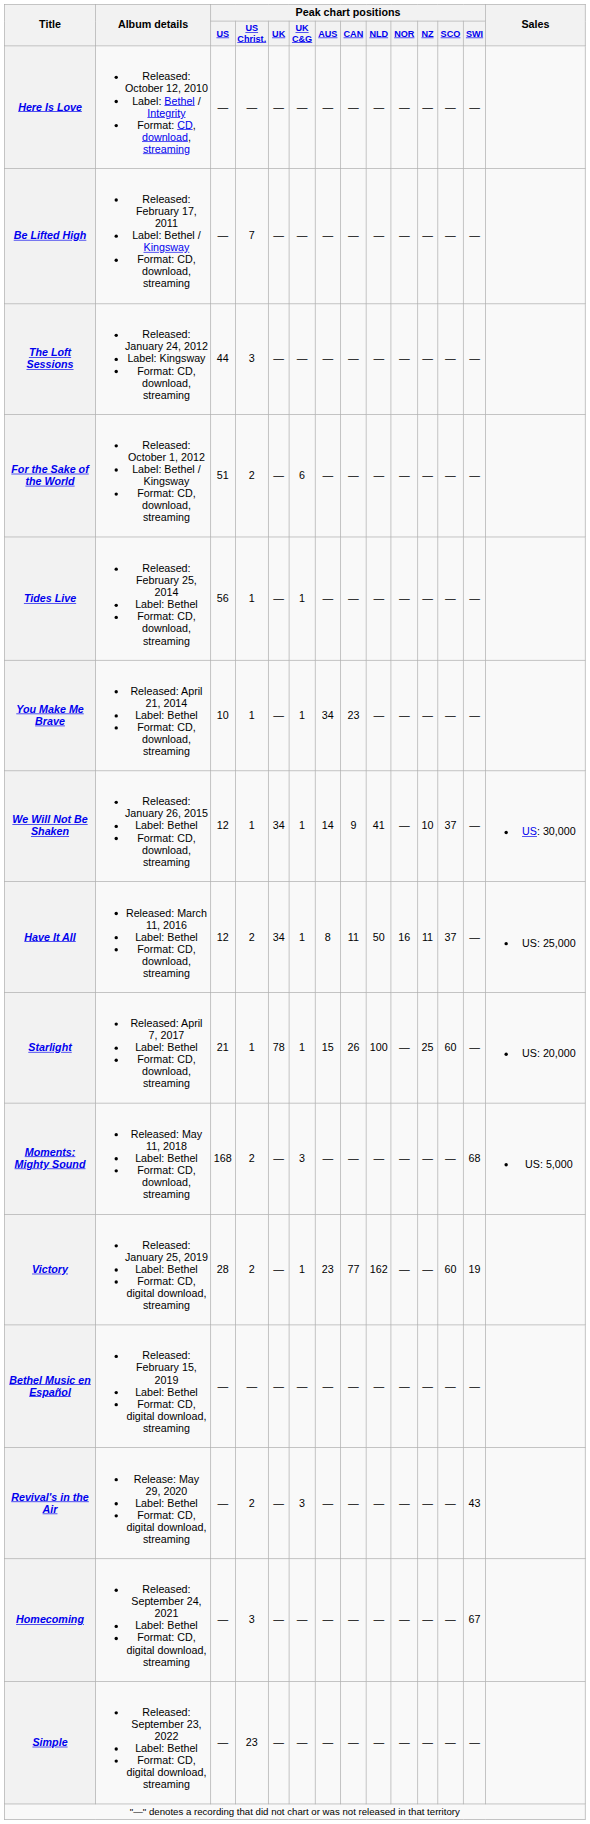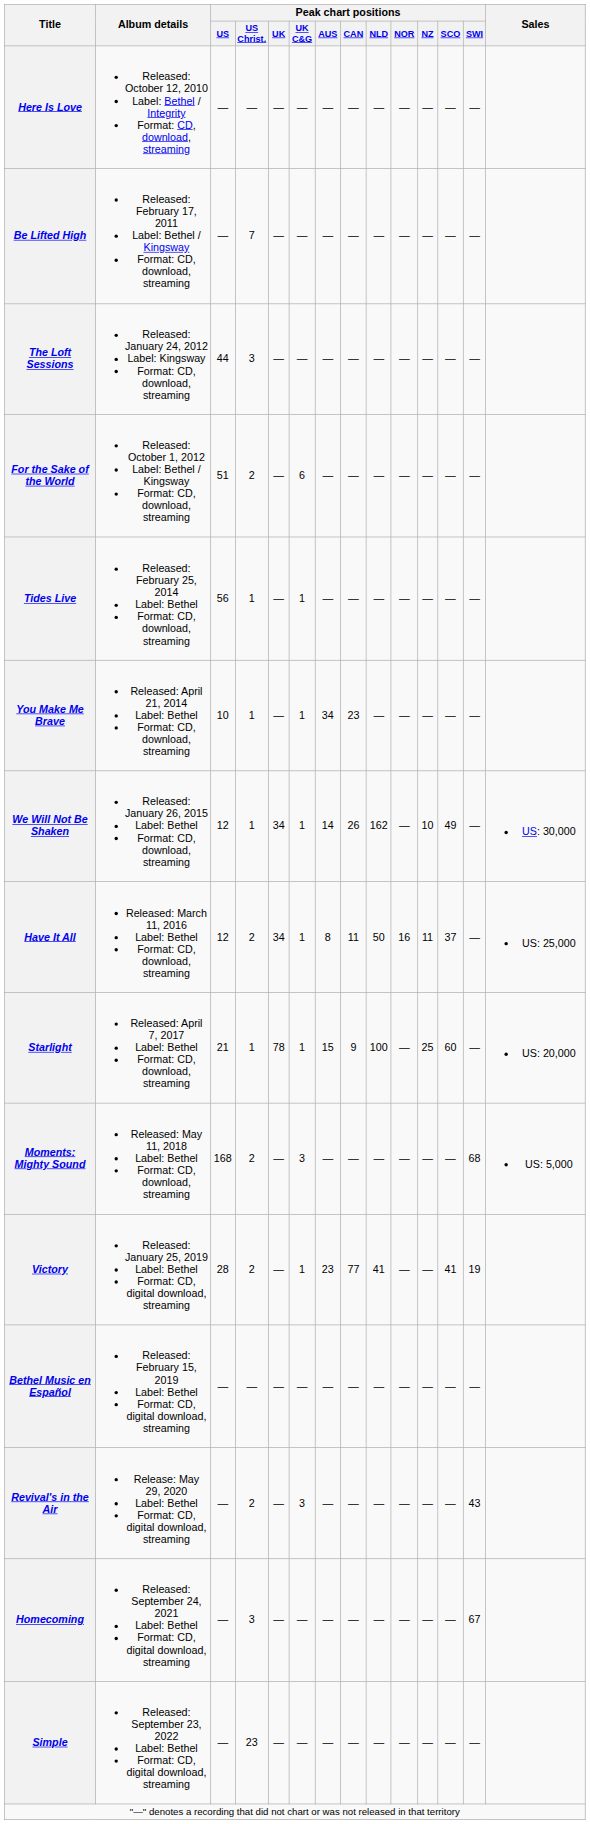(353, 826) 9 -> (353, 826) 26
(379, 826) 41 -> (379, 826) 162
(450, 826) 37 -> (450, 826) 49
(353, 1048) 26 -> (353, 1048) 9
(379, 1269) 162 -> (379, 1269) 41
(450, 1269) 60 -> (450, 1269) 41
